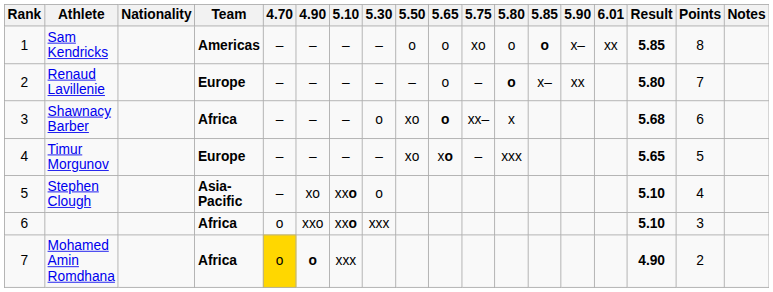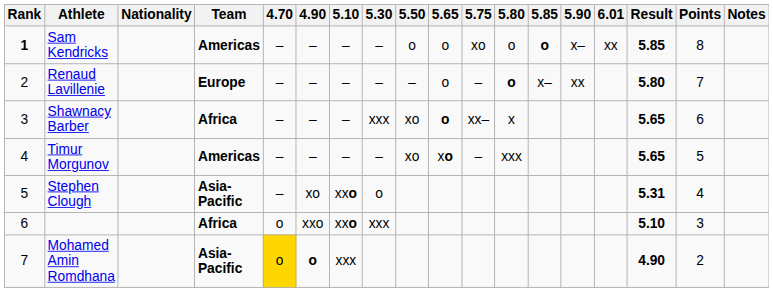(24, 44) normal -> (24, 44) bold
(379, 119) o -> (379, 119) xxx
(652, 119) 5.68 -> (652, 119) 5.65
(222, 156) Europe -> (229, 156) Americas
(652, 194) 5.10 -> (652, 194) 5.31
(217, 261) Africa -> (220, 261) Asia-Pacific
